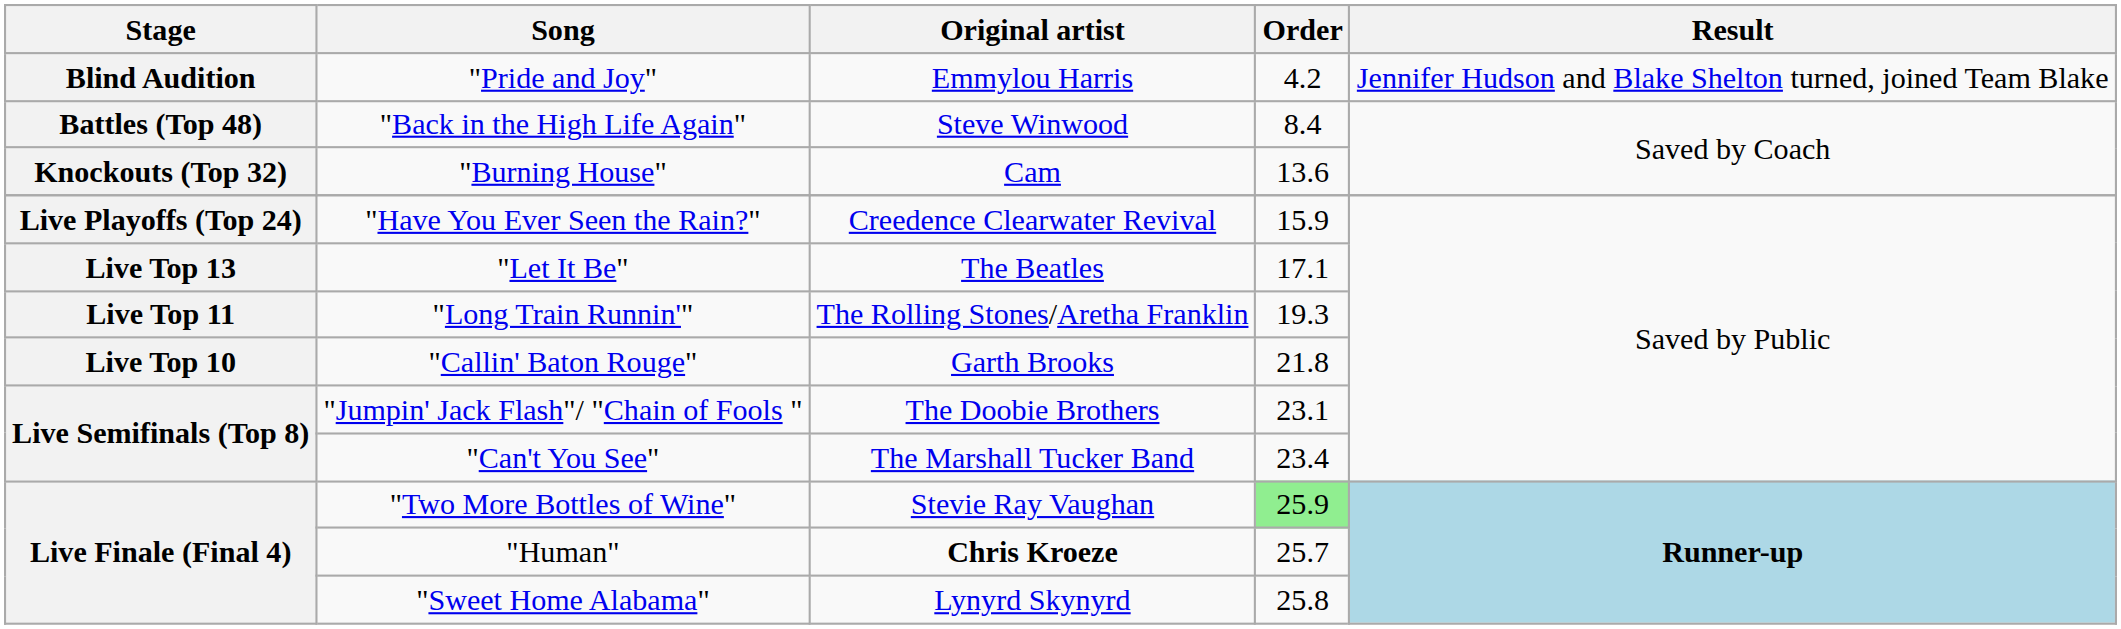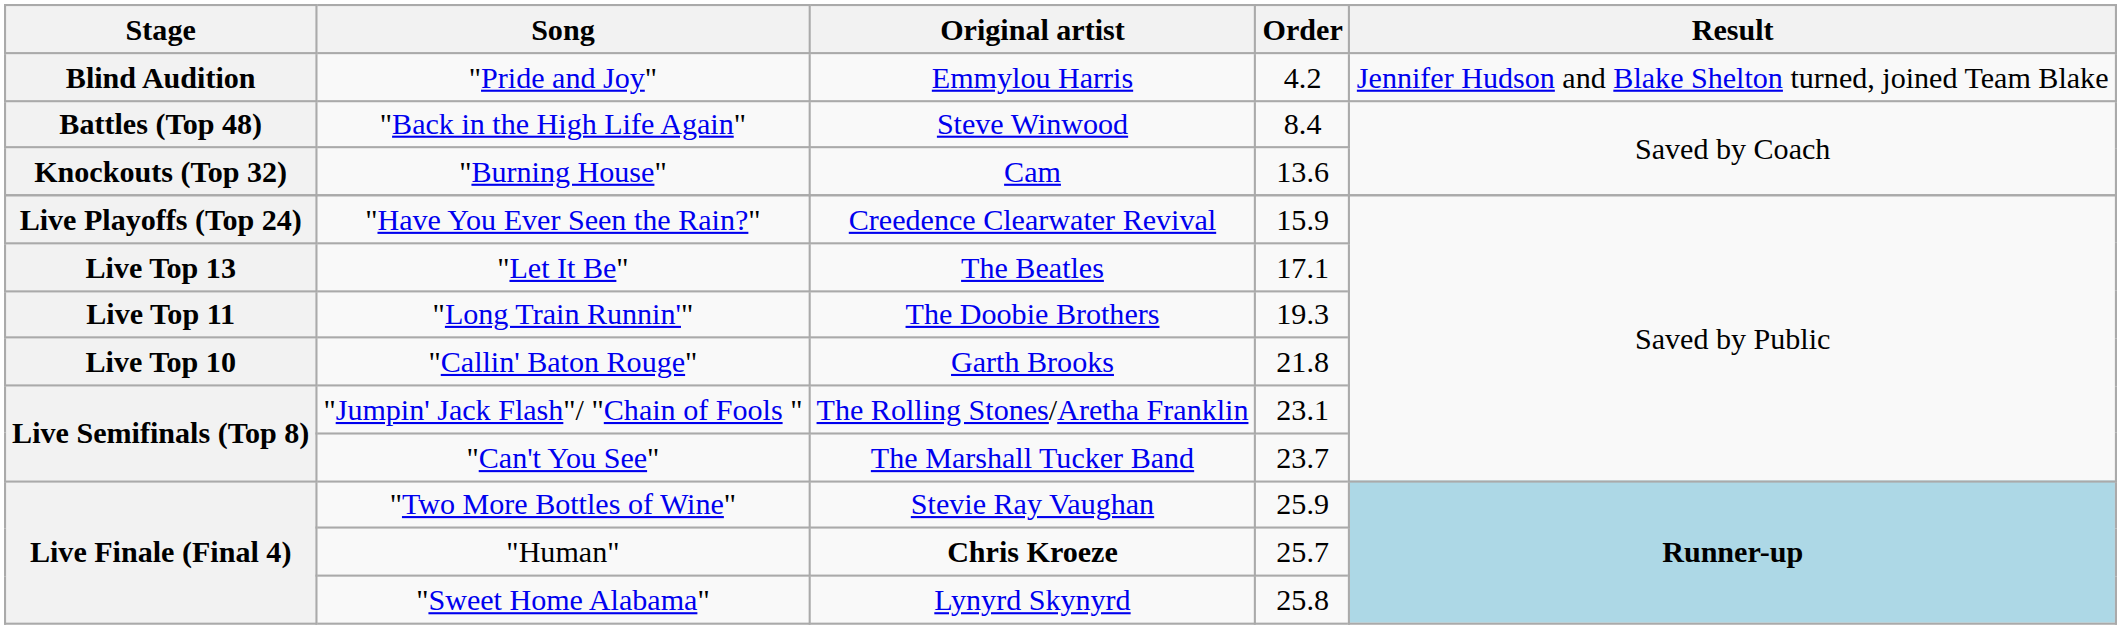(1033, 314) The Rolling Stones/Aretha Franklin -> (1033, 314) The Doobie Brothers
(1033, 410) The Doobie Brothers -> (1033, 410) The Rolling Stones/Aretha Franklin
(1303, 457) 23.4 -> (1303, 457) 23.7
(1303, 505) lightgreen background -> (1303, 505) no background
